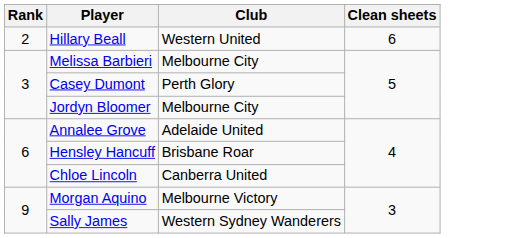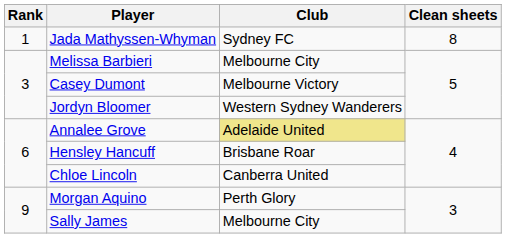+ row: (133, 38)
- row: (88, 38)
(198, 84) Perth Glory -> (281, 84) Melbourne Victory
(210, 107) Melbourne City -> (312, 107) Western Sydney Wanderers
(212, 130) no background -> (274, 130) khaki background
(220, 198) Melbourne Victory -> (259, 198) Perth Glory
(251, 221) Western Sydney Wanderers -> (271, 221) Melbourne City
